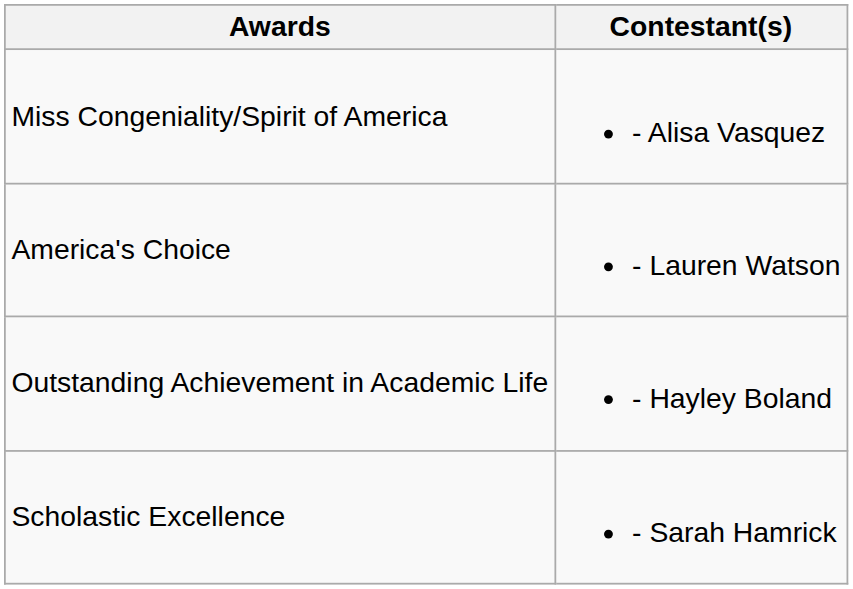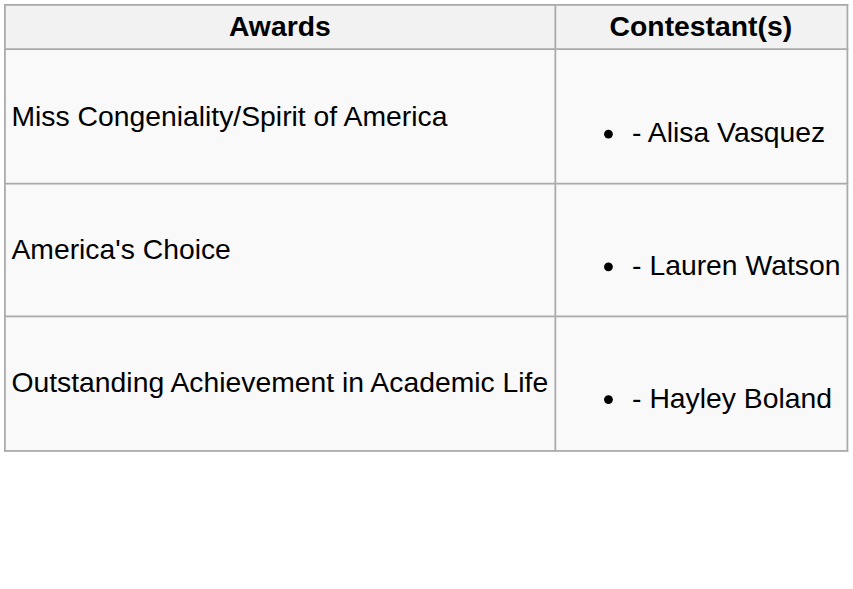- row: (148, 516)
